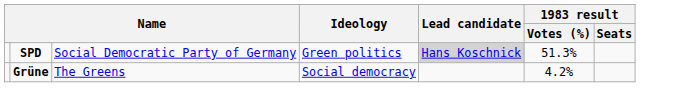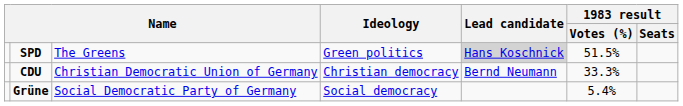(175, 53) Social Democratic Party of Germany -> (90, 53) The Greens
(559, 53) 51.3% -> (602, 53) 51.5%
+ row: (31, 72)
(90, 72) The Greens -> (175, 91) Social Democratic Party of Germany
(559, 72) 4.2% -> (602, 91) 5.4%
